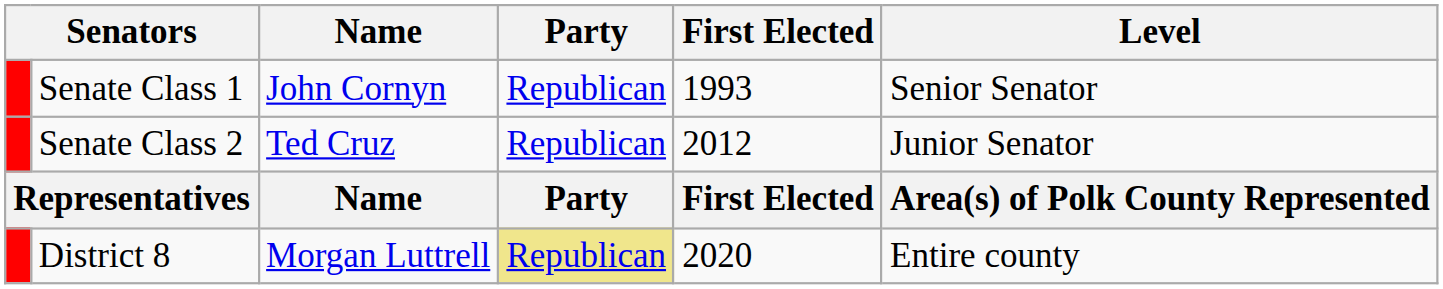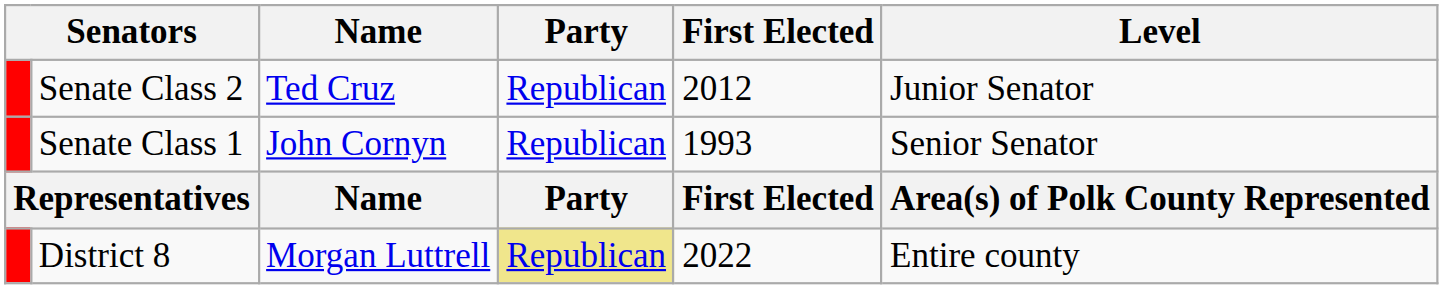rows swapped: (141, 87) <-> (141, 143)
(717, 254) 2020 -> (717, 254) 2022
